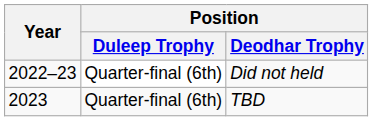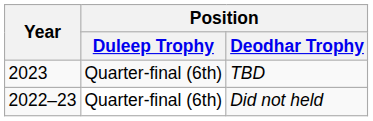rows swapped: (277, 73) <-> (248, 101)
